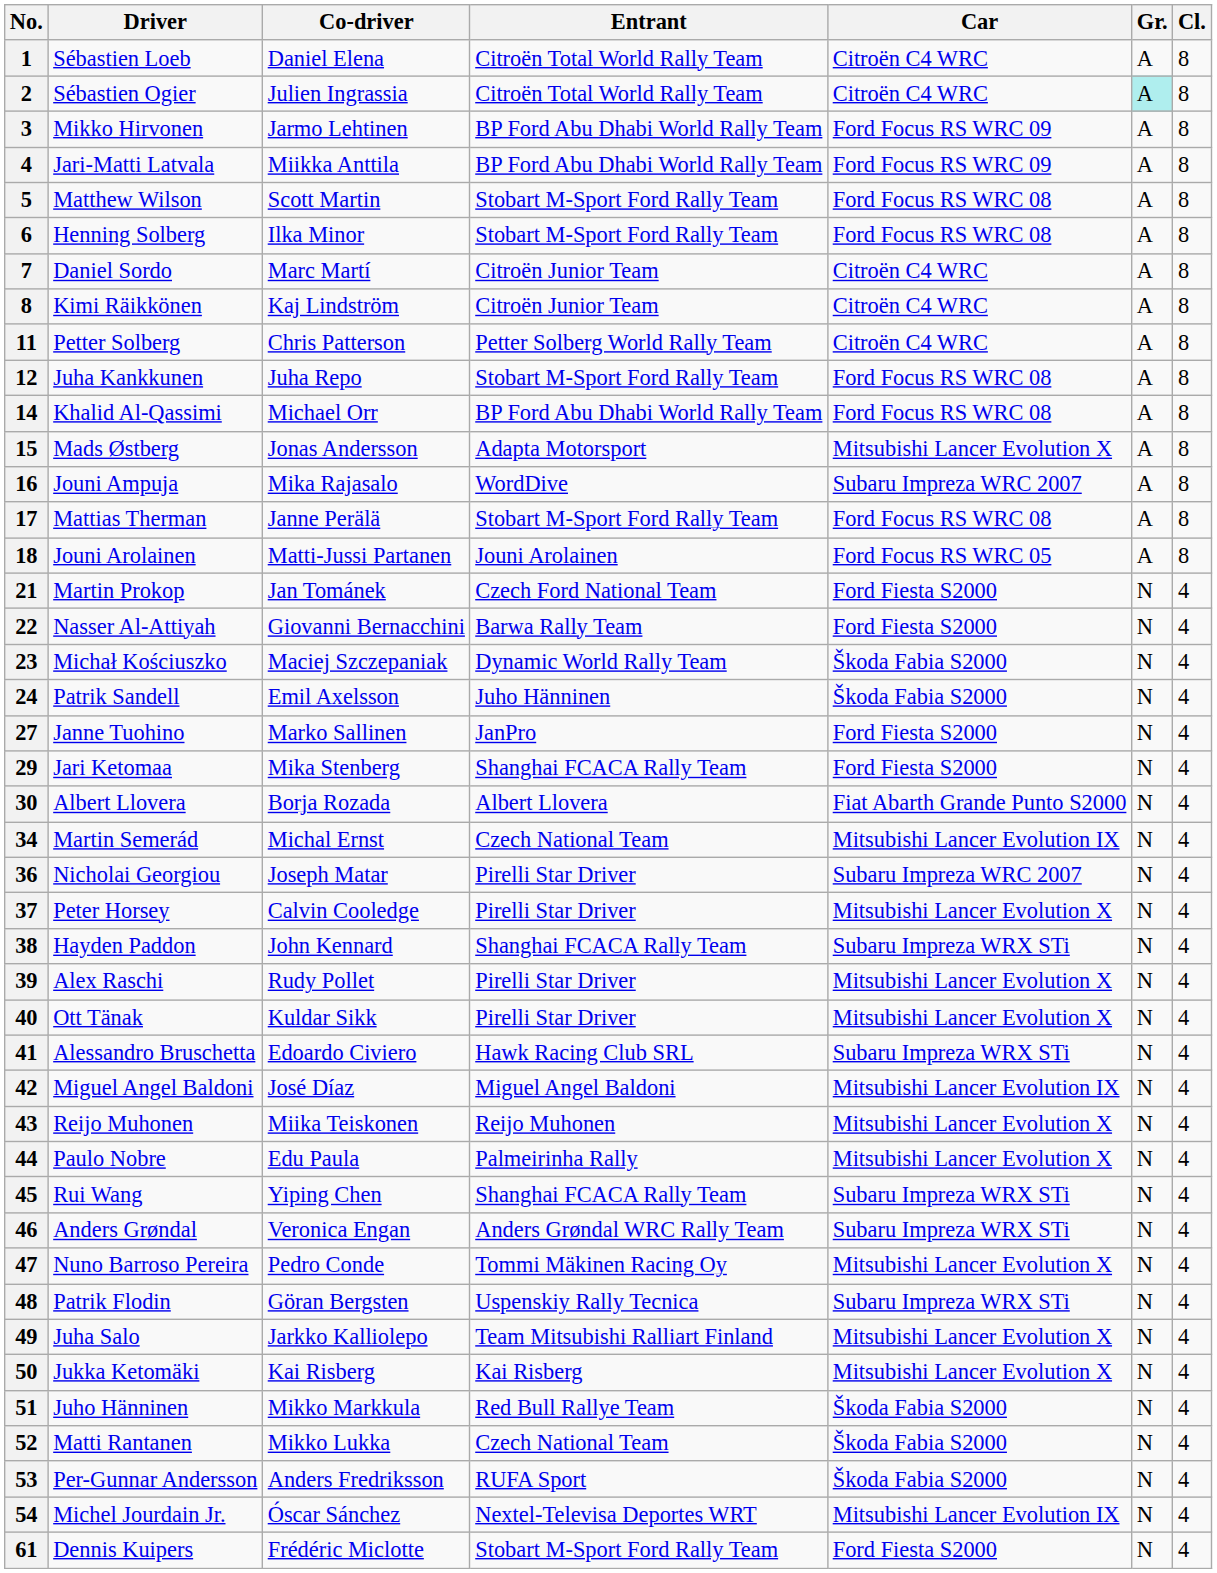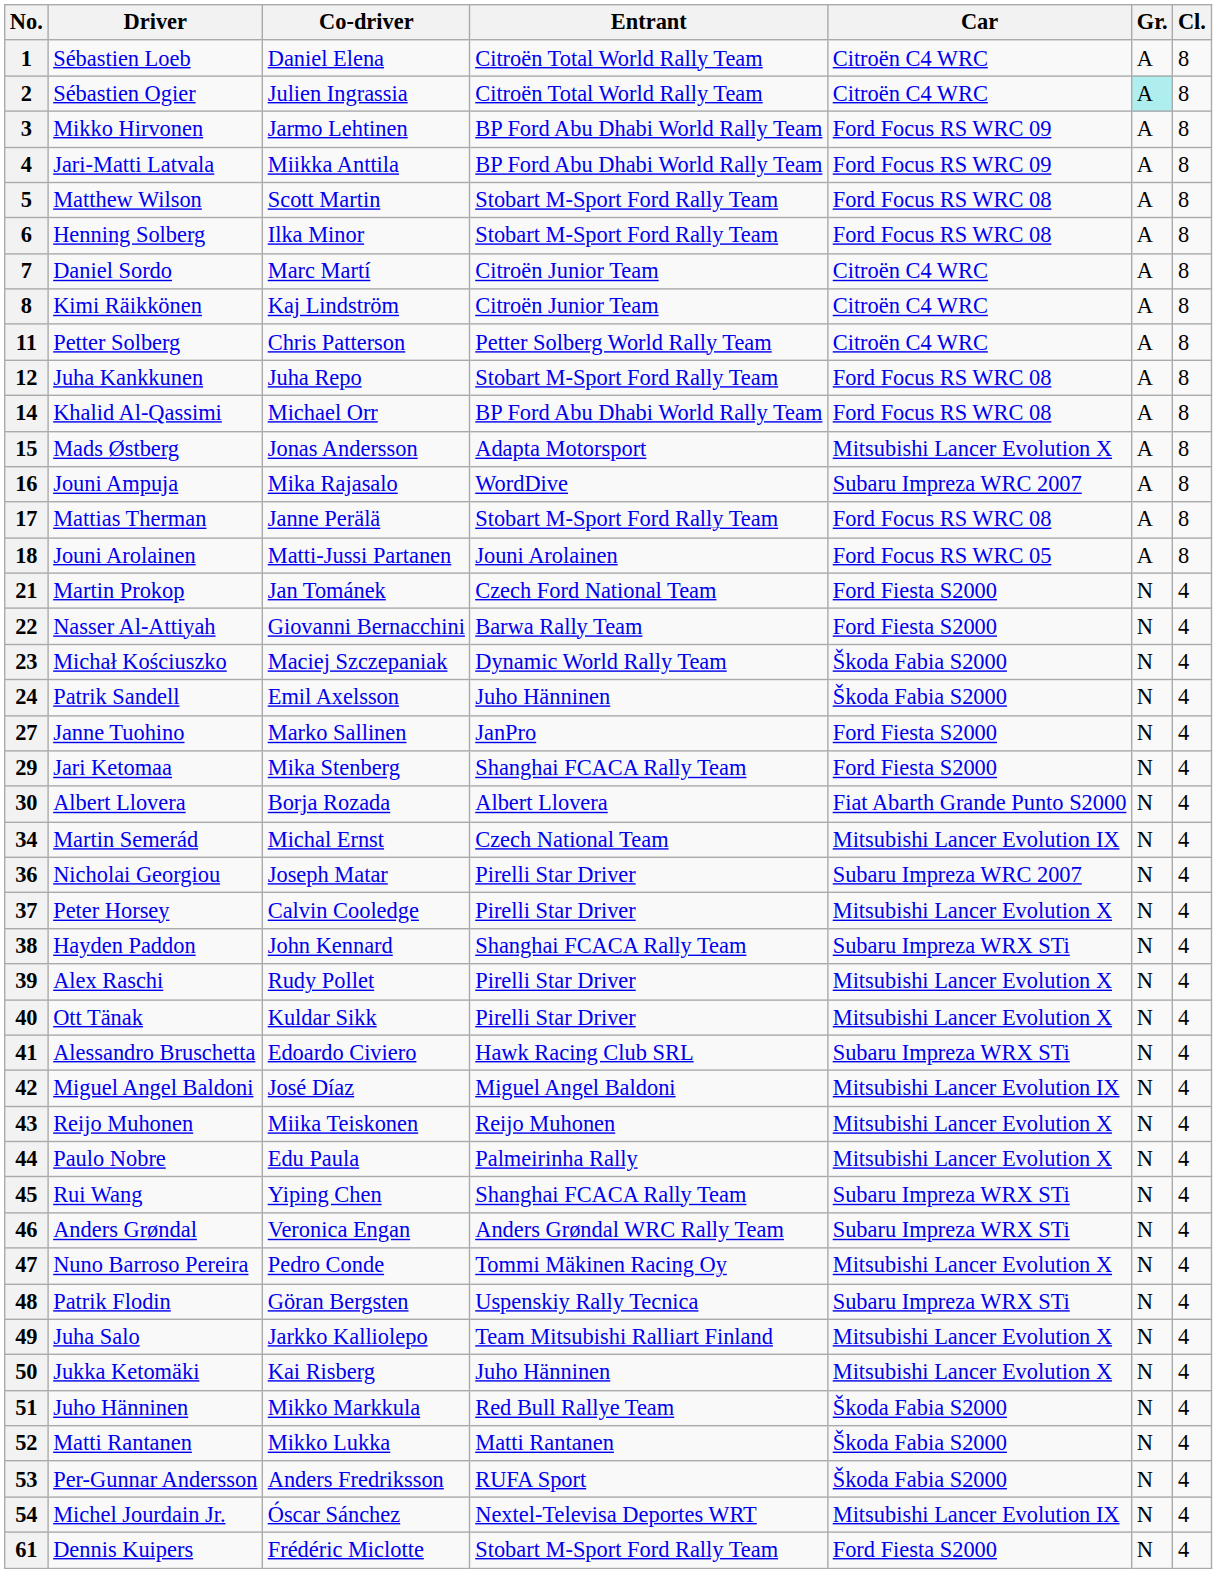(529, 1372) Kai Risberg -> (543, 1372) Juho Hänninen
(572, 1443) Czech National Team -> (545, 1443) Matti Rantanen
